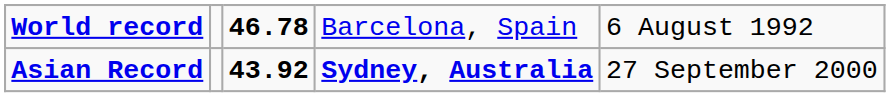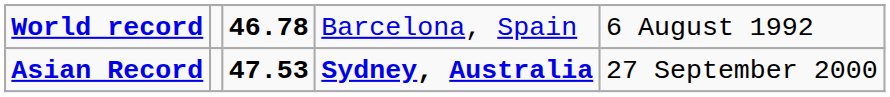(269, 70) 43.92 -> (269, 70) 47.53
